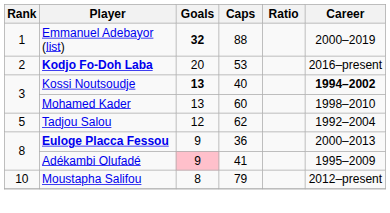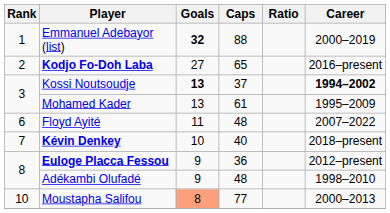(198, 65) 20 -> (198, 65) 27
(241, 65) 53 -> (241, 65) 65
(241, 84) 40 -> (241, 84) 37
(241, 103) 60 -> (241, 103) 61
(345, 103) 1998–2010 -> (345, 103) 1995–2009
- row: (77, 122)
+ row: (71, 122)
+ row: (81, 141)
(345, 141) 2000–2013 -> (345, 160) 2012–present
(198, 160) pink background -> (198, 179) no background
(241, 160) 41 -> (241, 179) 48
(345, 160) 1995–2009 -> (345, 179) 1998–2010
(198, 179) no background -> (198, 198) lightsalmon background
(241, 179) 79 -> (241, 198) 77
(345, 179) 2012–present -> (345, 198) 2000–2013
